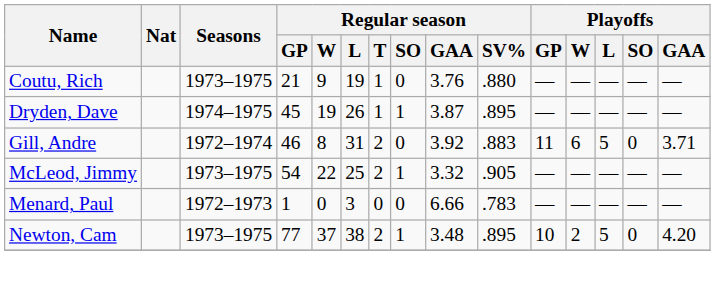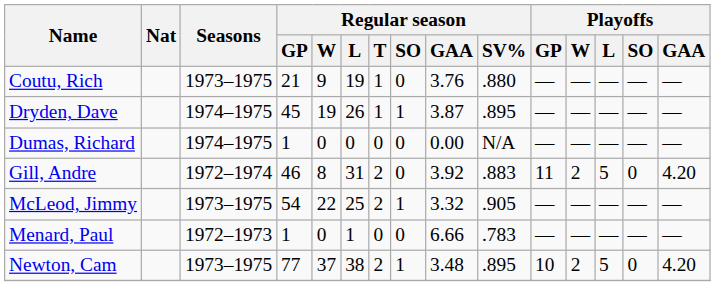+ row: (72, 142)
(576, 142) 6 -> (576, 173) 2
(679, 142) 3.71 -> (679, 173) 4.20
(350, 204) 3 -> (350, 234) 1
